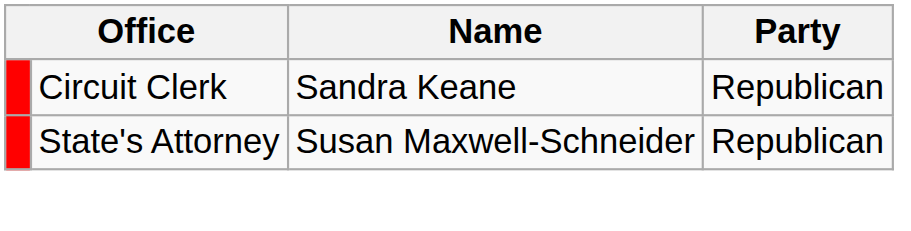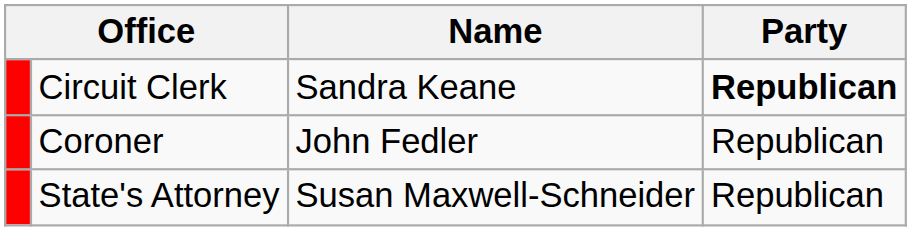(797, 86) normal -> (804, 86) bold
+ row: (101, 141)
